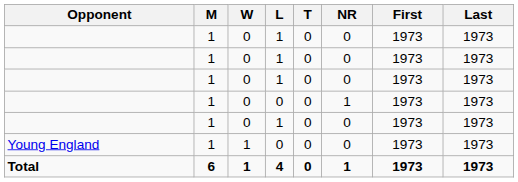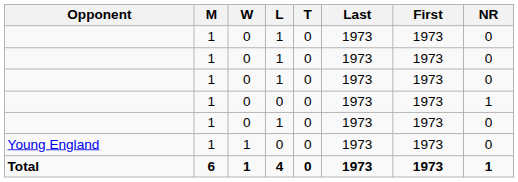columns swapped: (347, 15) <-> (478, 15)
